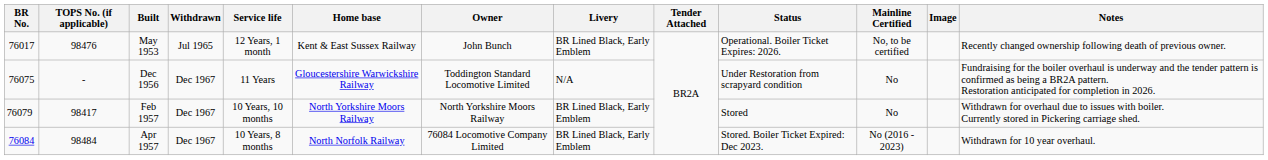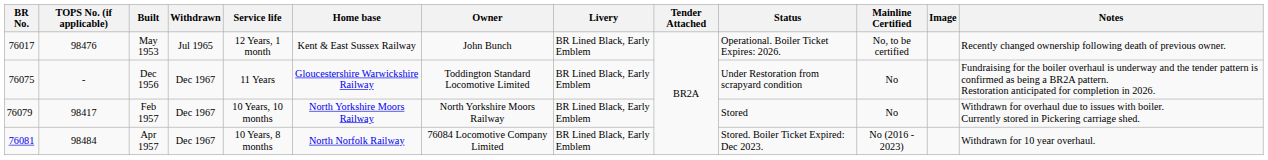(565, 79) N/A -> (603, 79) BR Lined Black, Early Emblem
(21, 140) 76084 -> (21, 140) 76081
